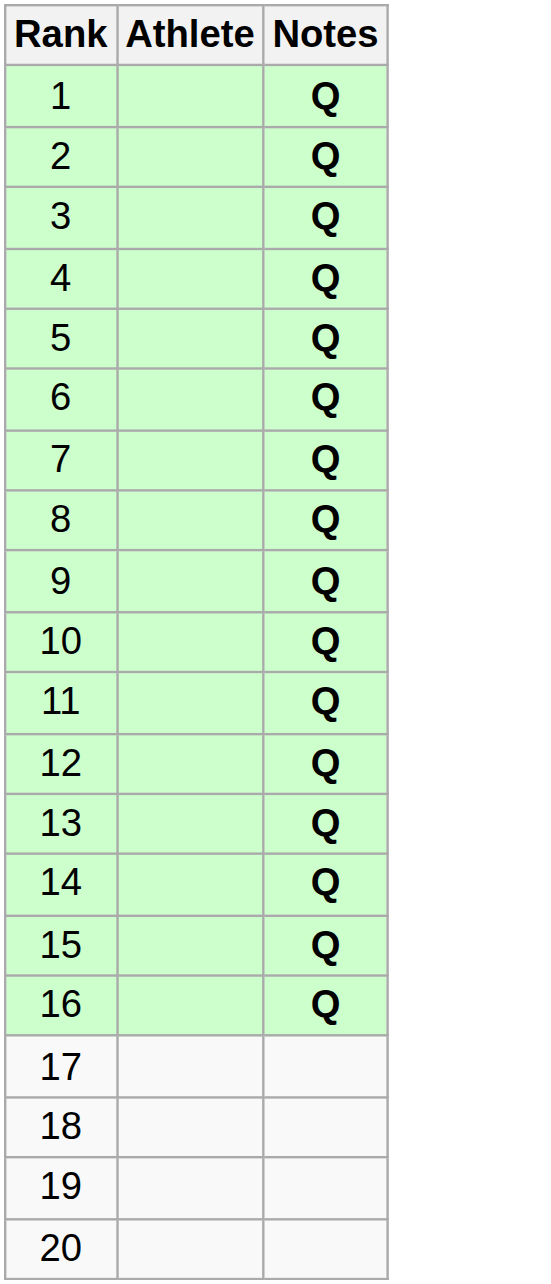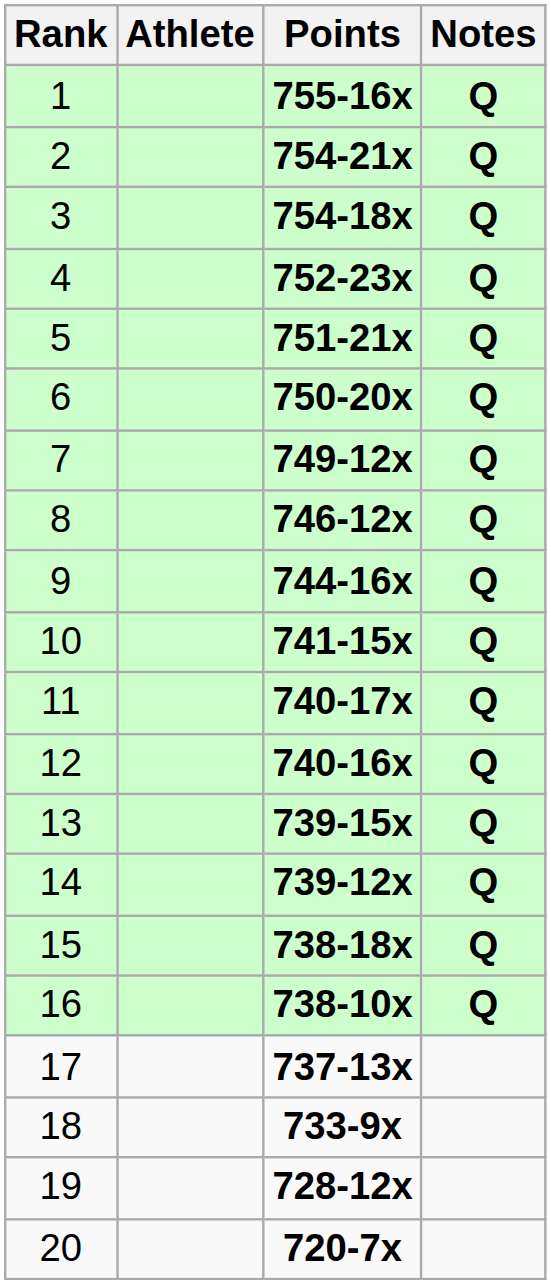+ column: (343, 34)
